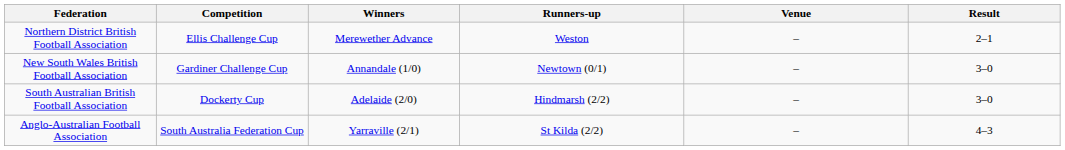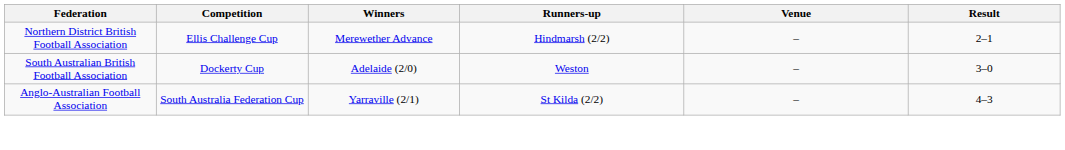(572, 37) Weston -> (572, 37) Hindmarsh (2/2)
- row: (80, 68)
(572, 99) Hindmarsh (2/2) -> (572, 68) Weston
